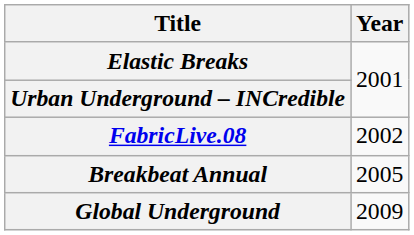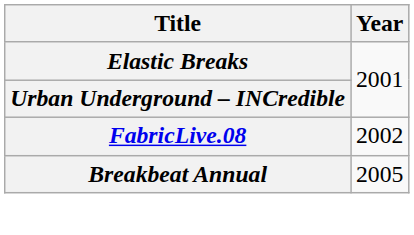- row: (178, 211)
